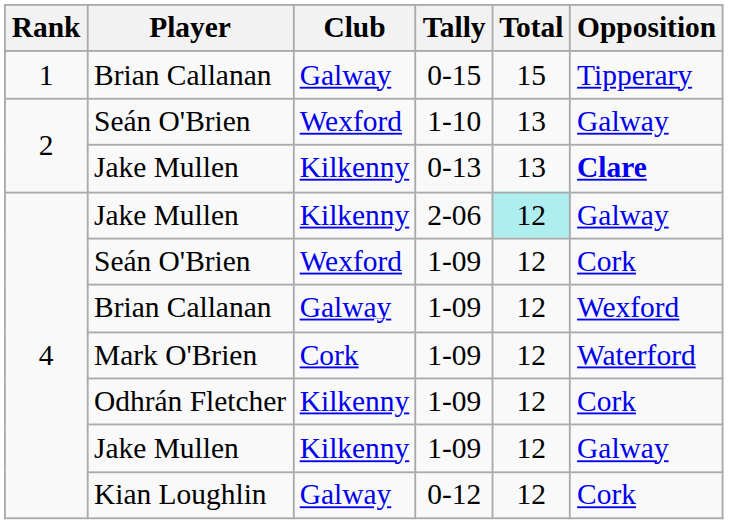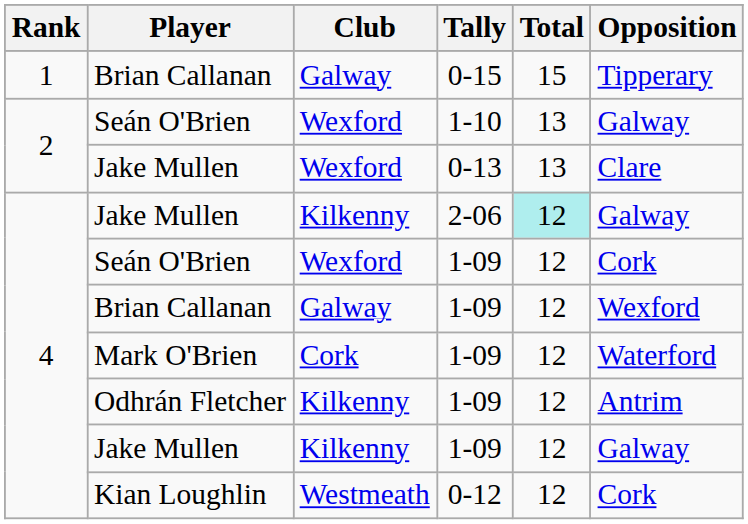(354, 167) Kilkenny -> (351, 167) Wexford
(612, 167) bold -> (629, 167) normal
(607, 401) Cork -> (640, 401) Antrim
(345, 494) Galway -> (365, 494) Westmeath
